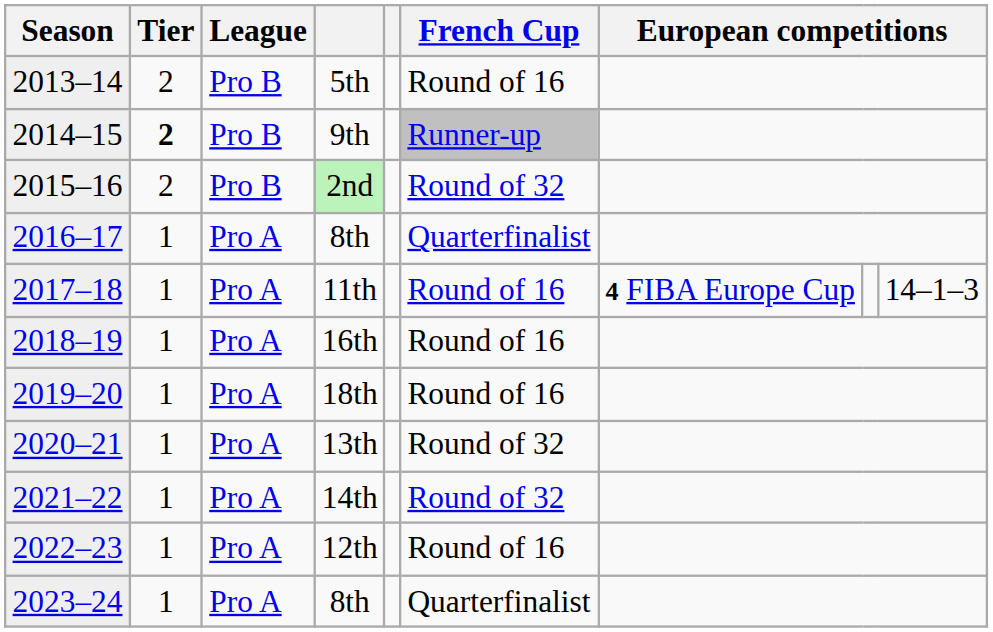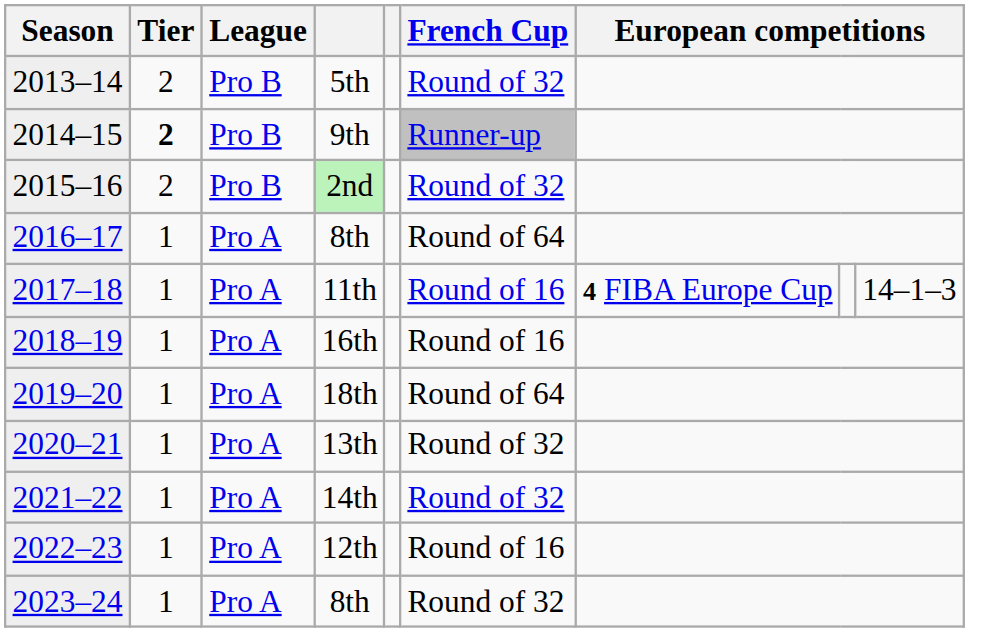(486, 81) Round of 16 -> (486, 81) Round of 32
(499, 237) Quarterfinalist -> (486, 237) Round of 64
(486, 392) Round of 16 -> (486, 392) Round of 64
(499, 600) Quarterfinalist -> (486, 600) Round of 32
